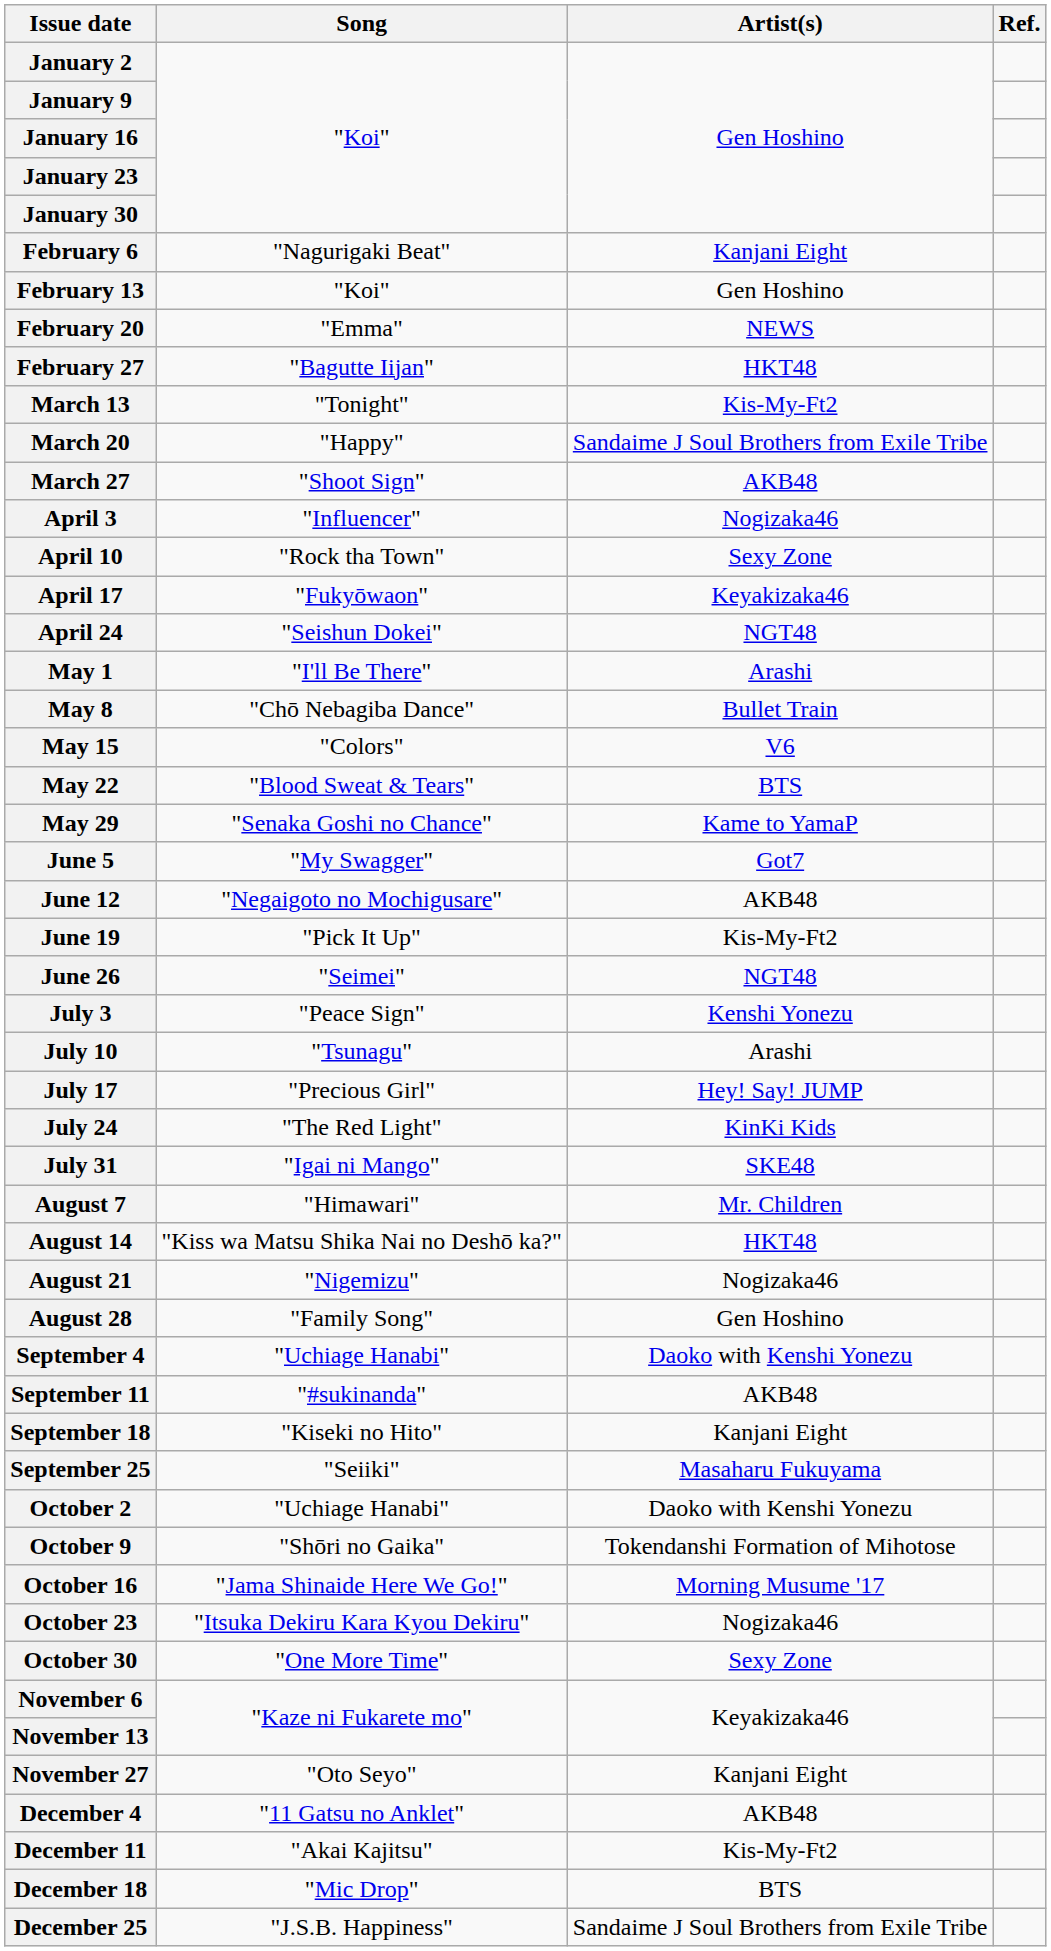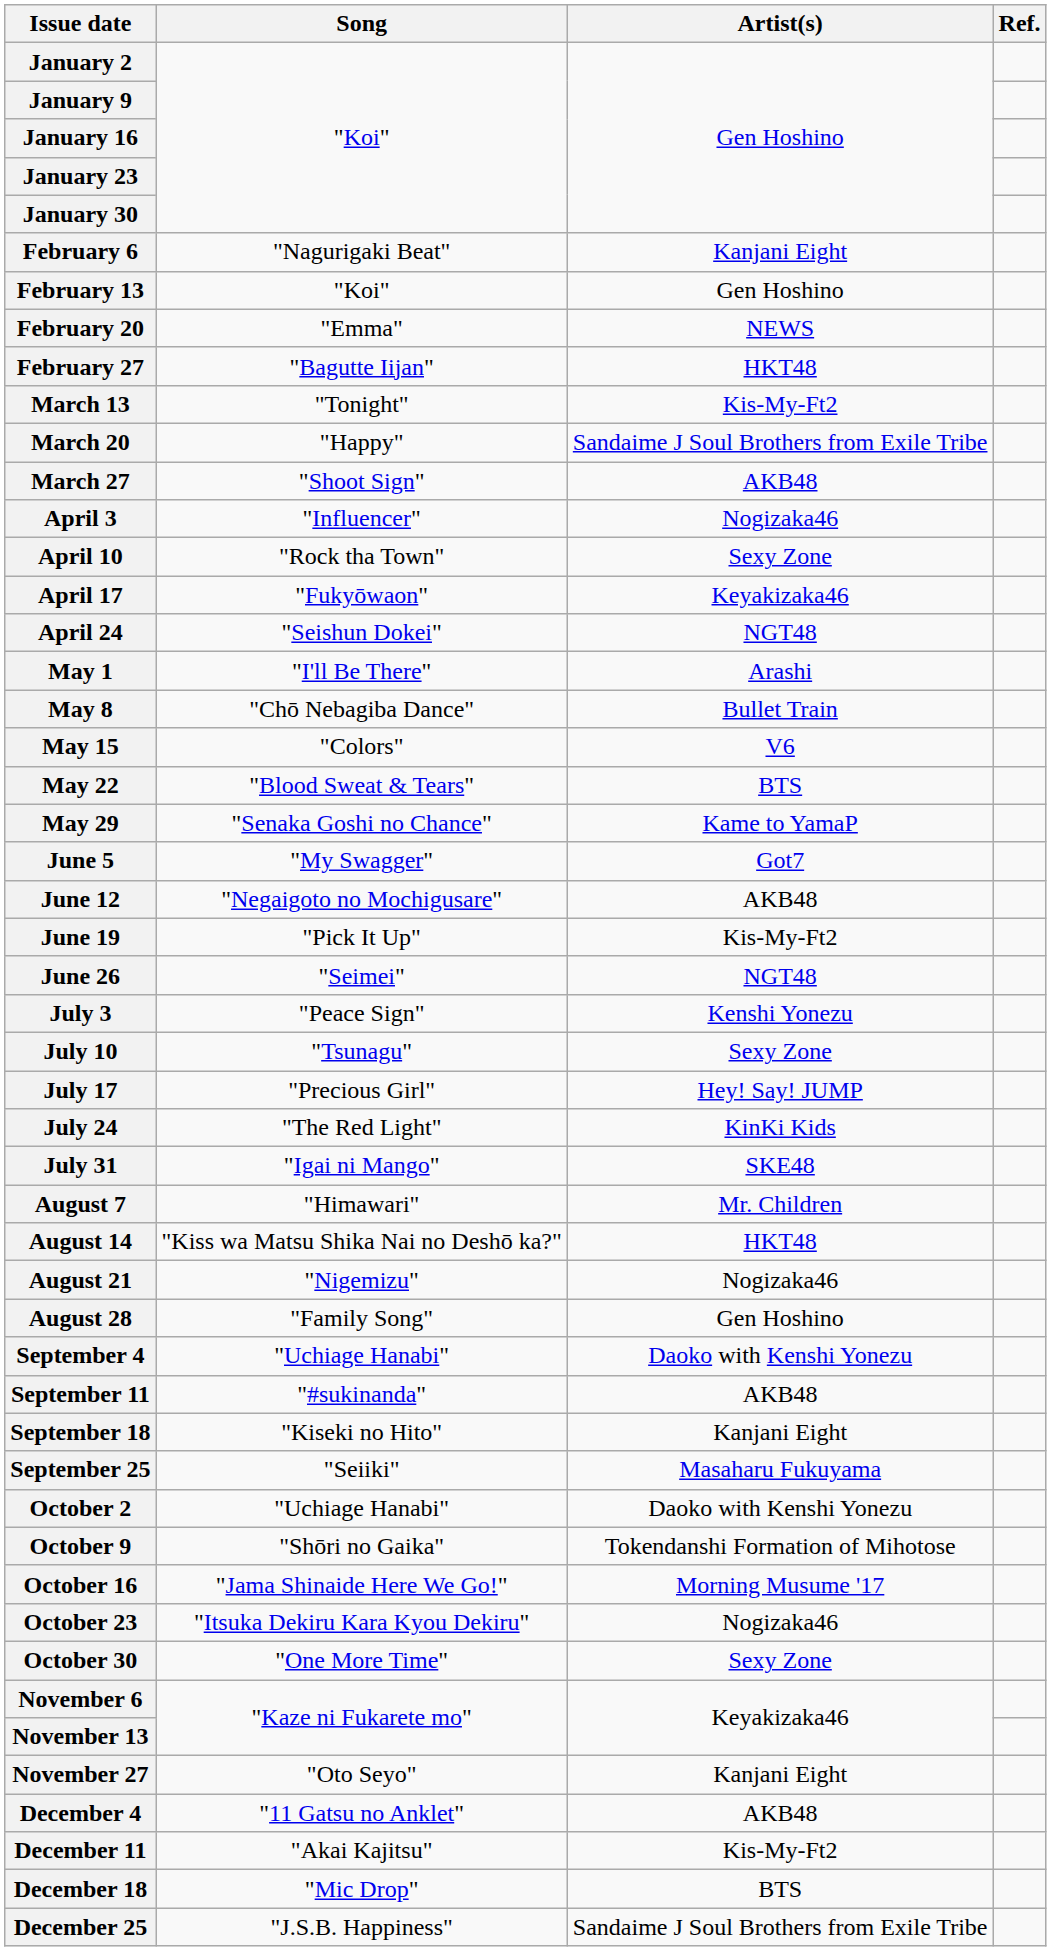(780, 1051) Arashi -> (780, 1051) Sexy Zone
